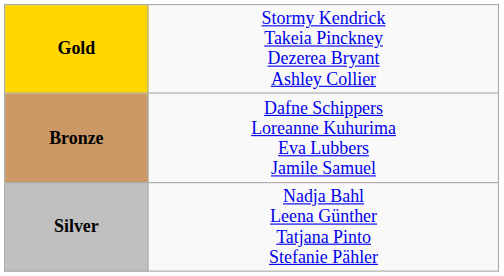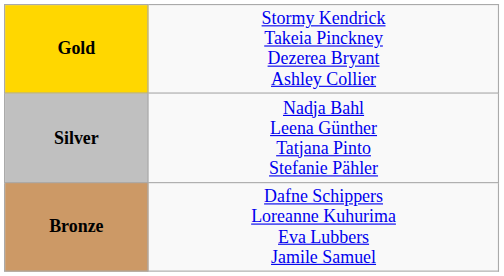rows swapped: (76, 226) <-> (76, 137)
